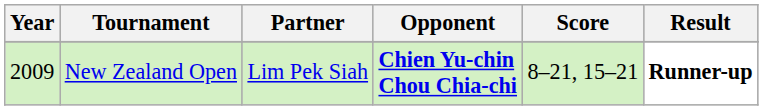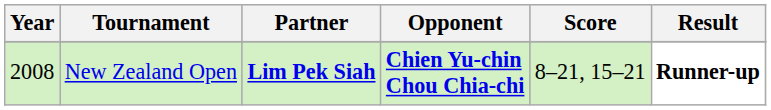(32, 72) 2009 -> (32, 72) 2008
(308, 72) normal -> (311, 72) bold
